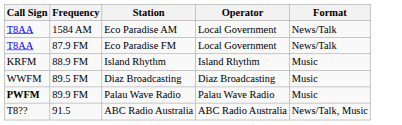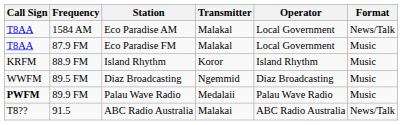+ column: (225, 12)
(314, 45) News/Talk -> (363, 45) Music
(330, 111) News/Talk, Music -> (373, 111) News/Talk
